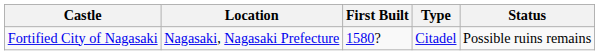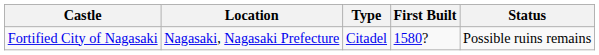columns swapped: (377, 15) <-> (436, 15)
